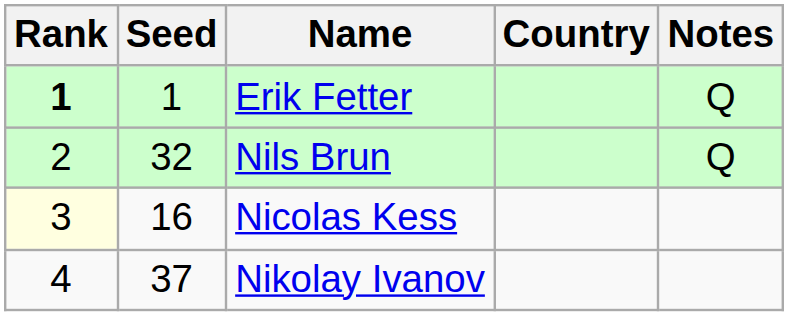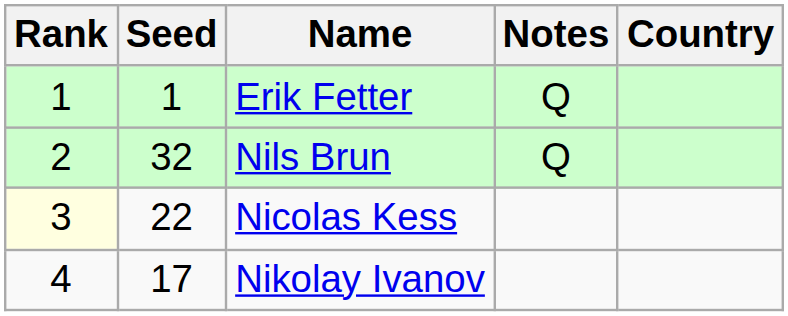columns swapped: (576, 34) <-> (721, 34)
(61, 95) bold -> (61, 95) normal
(172, 217) 16 -> (172, 217) 22
(172, 278) 37 -> (172, 278) 17
